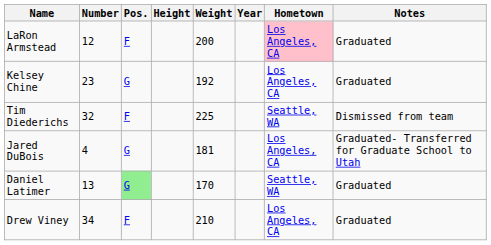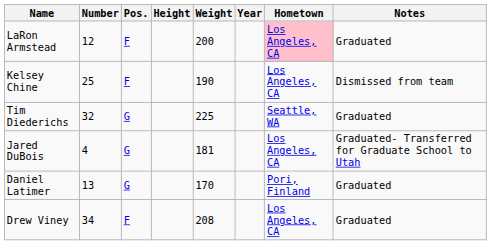(88, 82) 23 -> (88, 82) 25
(127, 82) G -> (127, 82) F
(205, 82) 192 -> (205, 82) 190
(364, 82) Graduated -> (394, 82) Dismissed from team
(127, 116) F -> (127, 116) G
(394, 116) Dismissed from team -> (364, 116) Graduated
(127, 185) lightgreen background -> (127, 185) no background
(292, 185) Seattle, WA -> (289, 185) Pori, Finland
(205, 220) 210 -> (205, 220) 208
